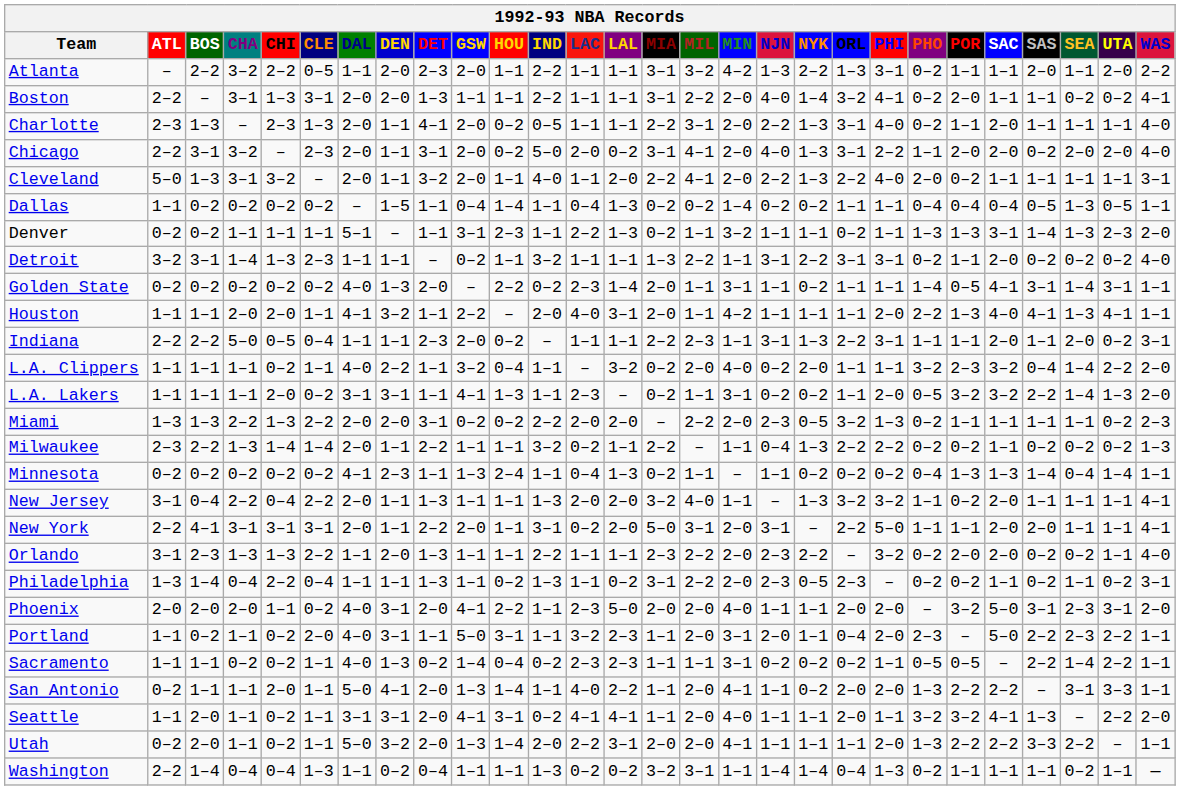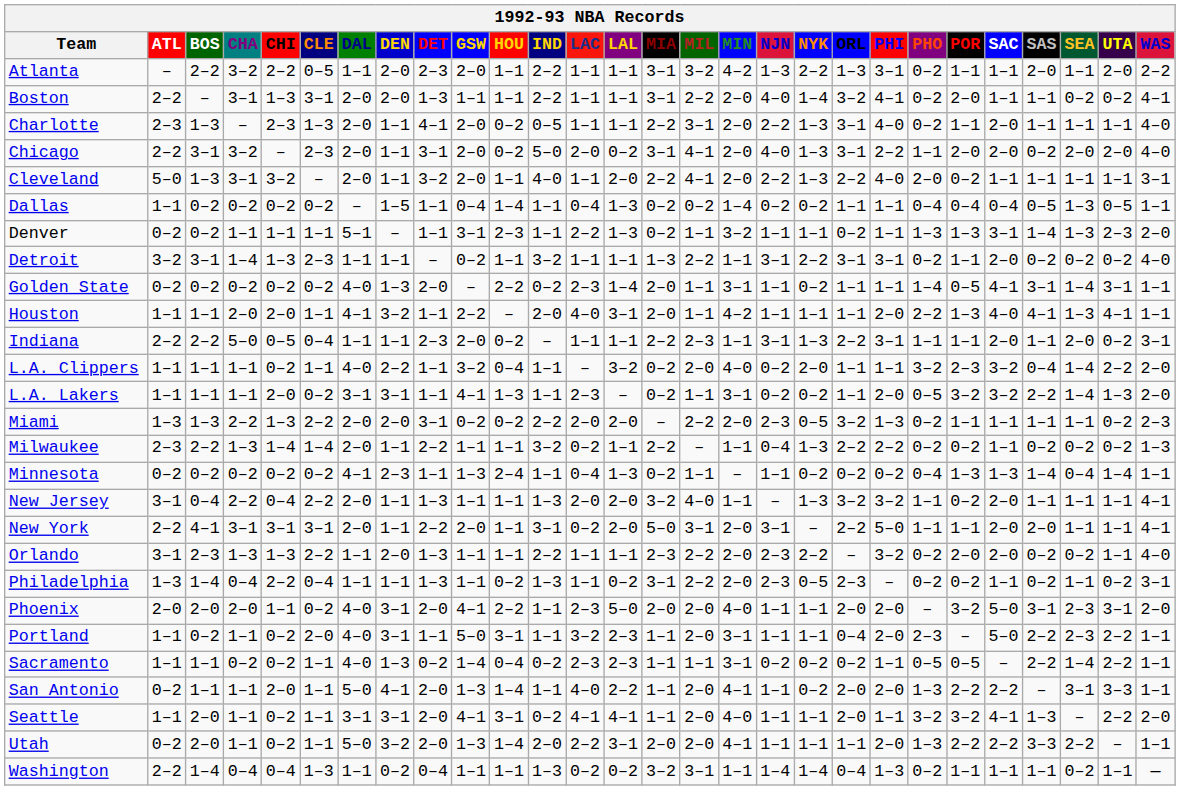(775, 638) 2–0 -> (775, 638) 1–1
